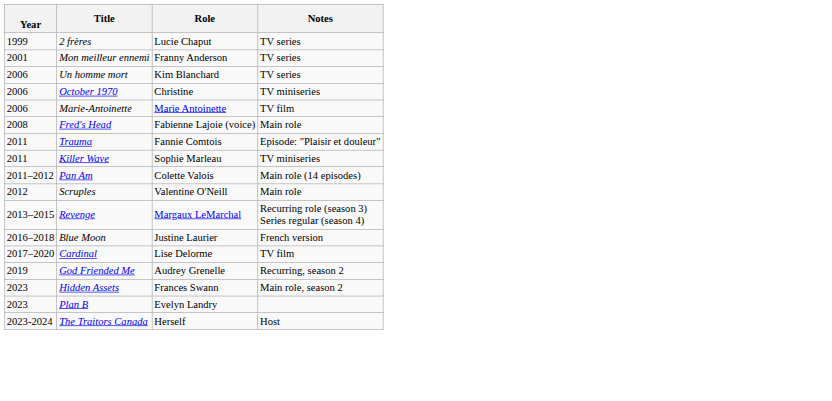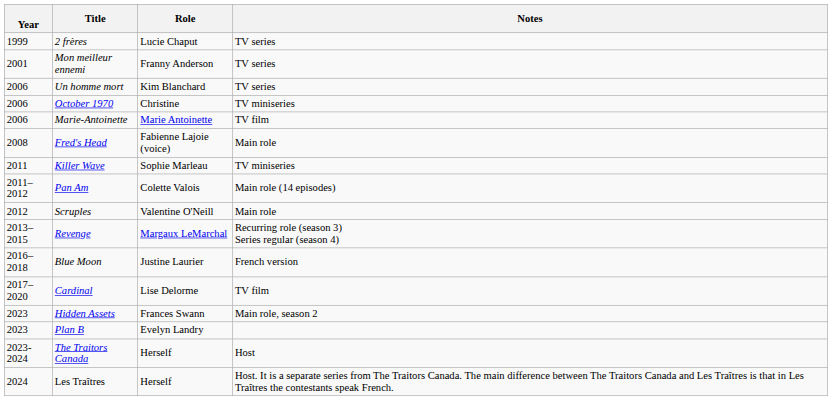- row: (76, 141)
- row: (97, 271)
+ row: (80, 381)
